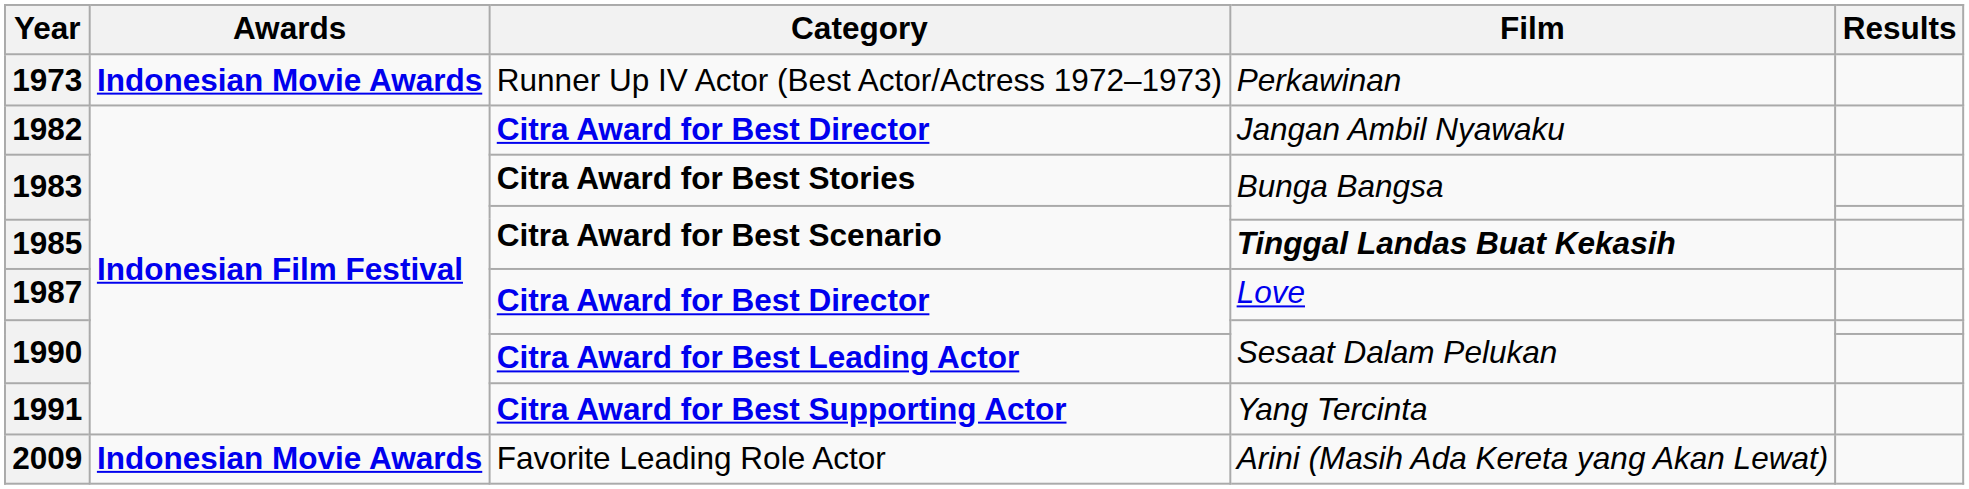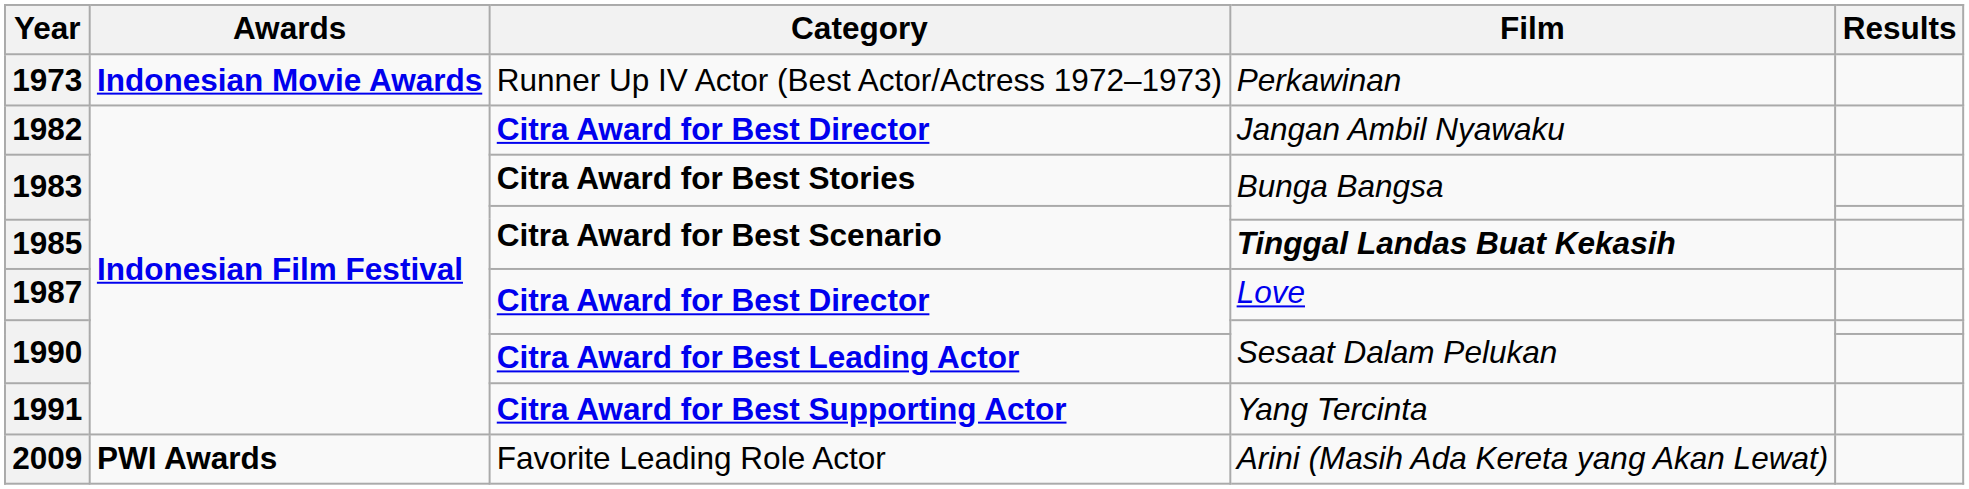(290, 458) Indonesian Movie Awards -> (187, 458) PWI Awards
